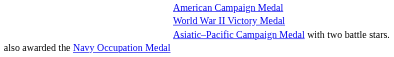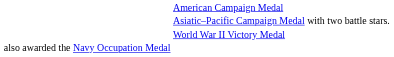rows swapped: (281, 34) <-> (229, 21)
